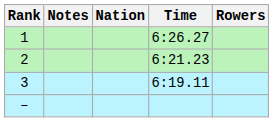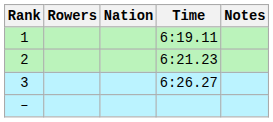columns swapped: (241, 16) <-> (68, 16)
(180, 38) 6:26.27 -> (189, 38) 6:19.11
(180, 83) 6:19.11 -> (189, 83) 6:26.27
